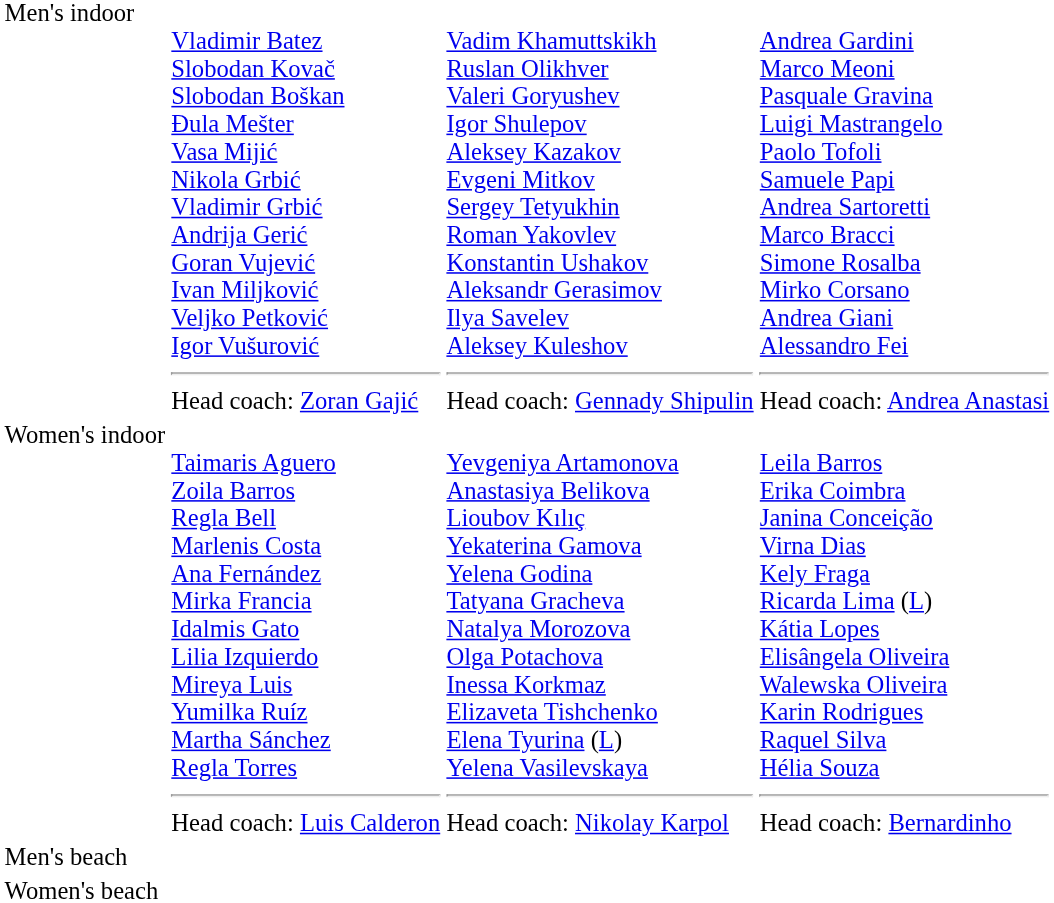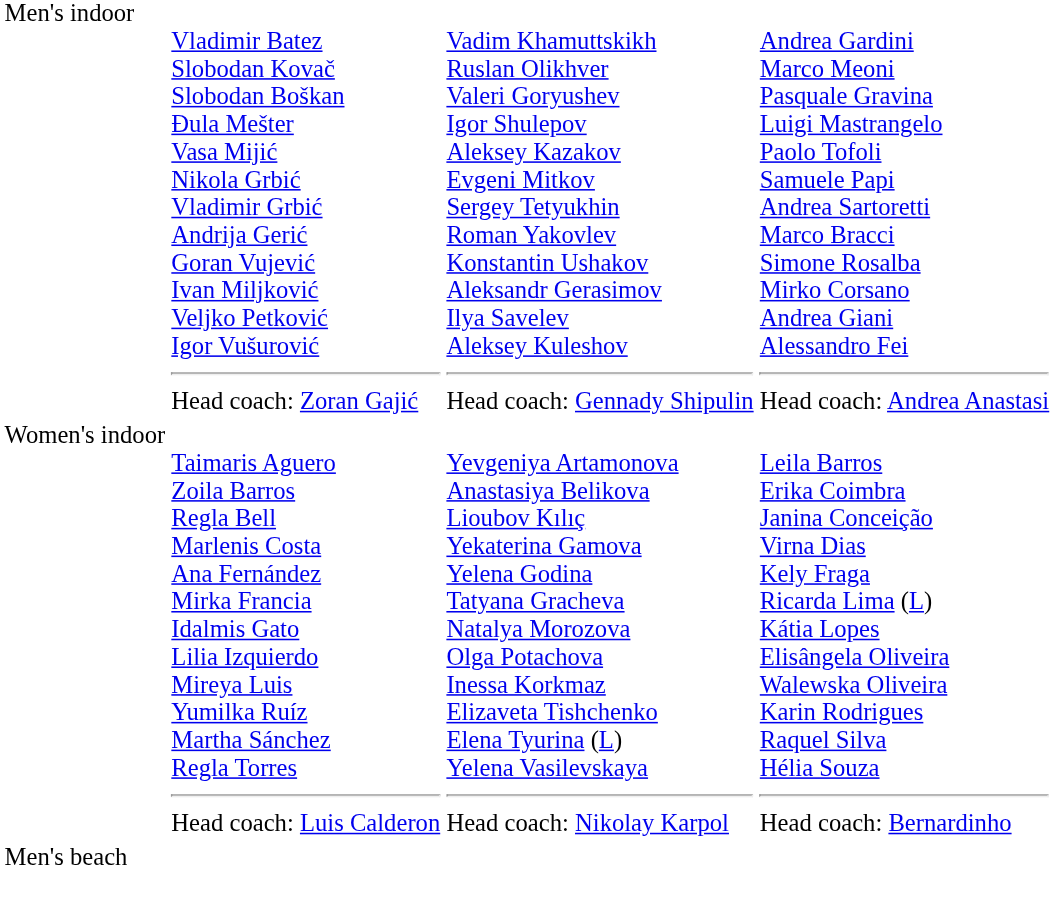- row: (81, 891)
